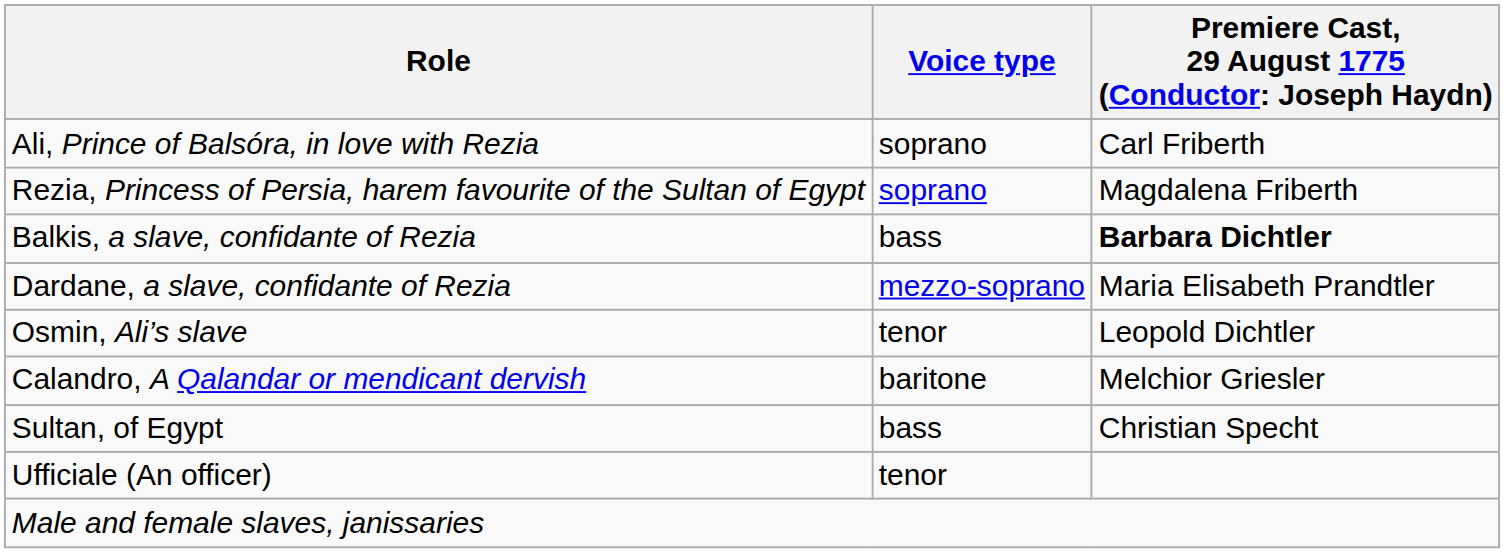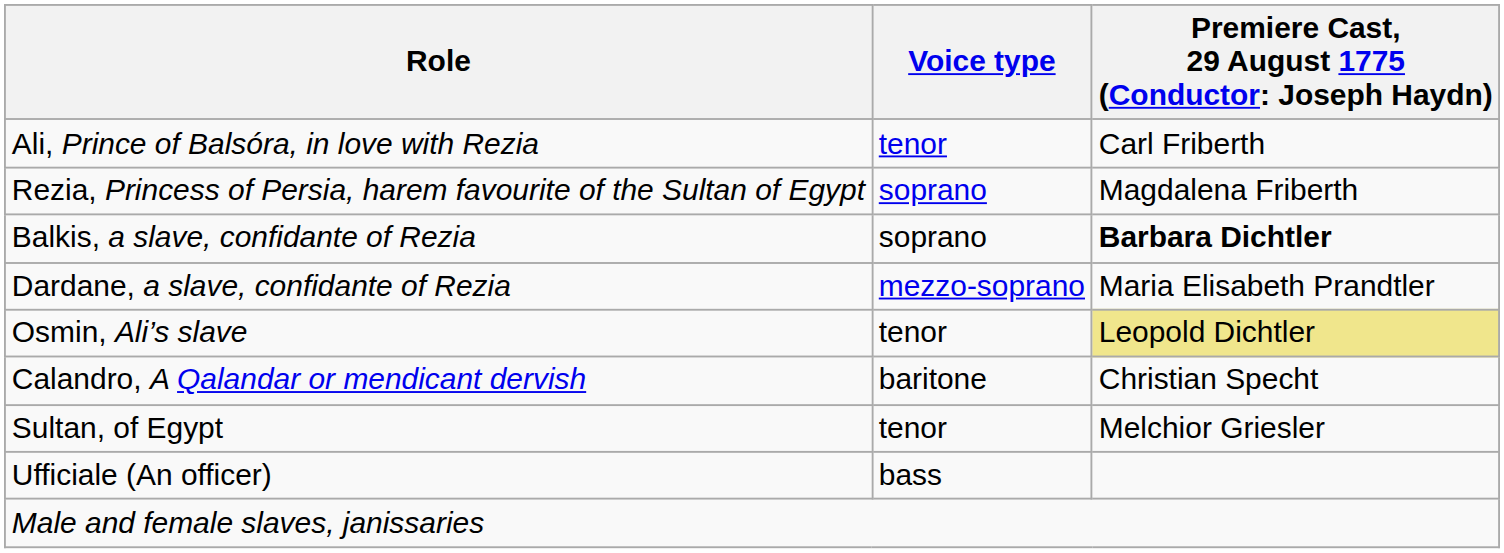(933, 142) soprano -> (913, 142) tenor
(910, 237) bass -> (933, 237) soprano
(1207, 332) no background -> (1207, 332) khaki background
(1212, 380) Melchior Griesler -> (1209, 380) Christian Specht
(910, 427) bass -> (913, 427) tenor
(1209, 427) Christian Specht -> (1212, 427) Melchior Griesler
(913, 475) tenor -> (910, 475) bass
